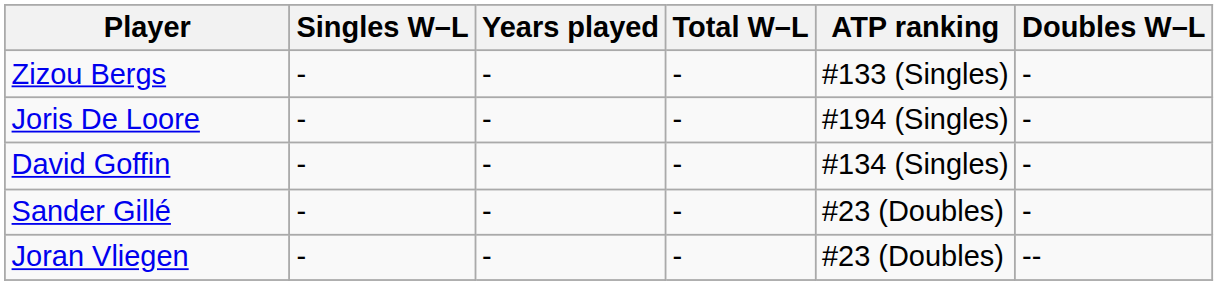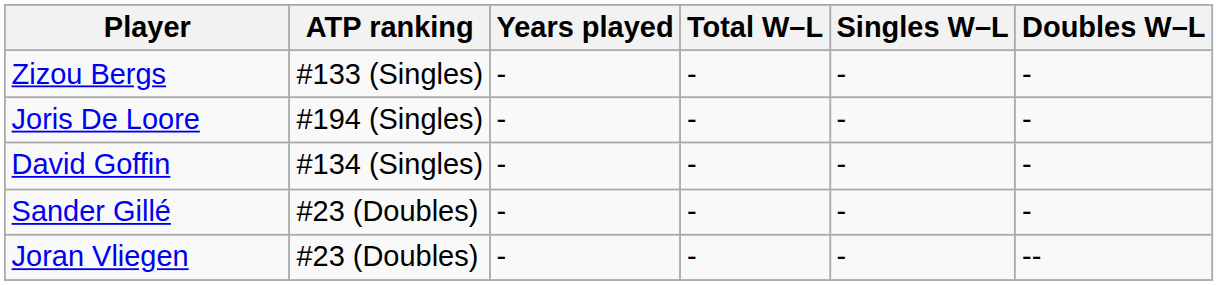columns swapped: (915, 27) <-> (383, 27)
